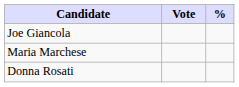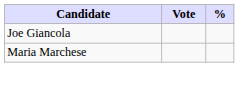- row: (40, 71)
